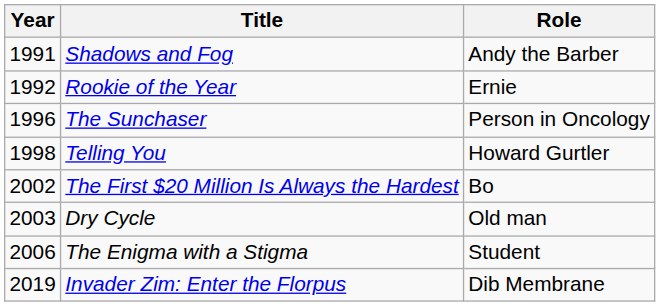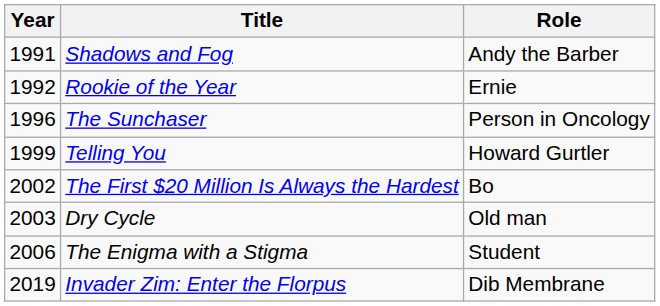(33, 152) 1998 -> (33, 152) 1999
